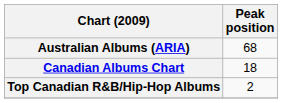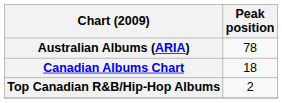(250, 48) 68 -> (250, 48) 78
